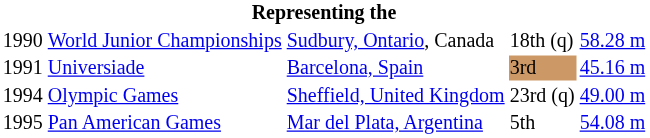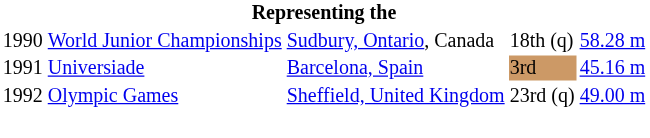(23, 95) 1994 -> (23, 95) 1992
- row: (134, 122)
